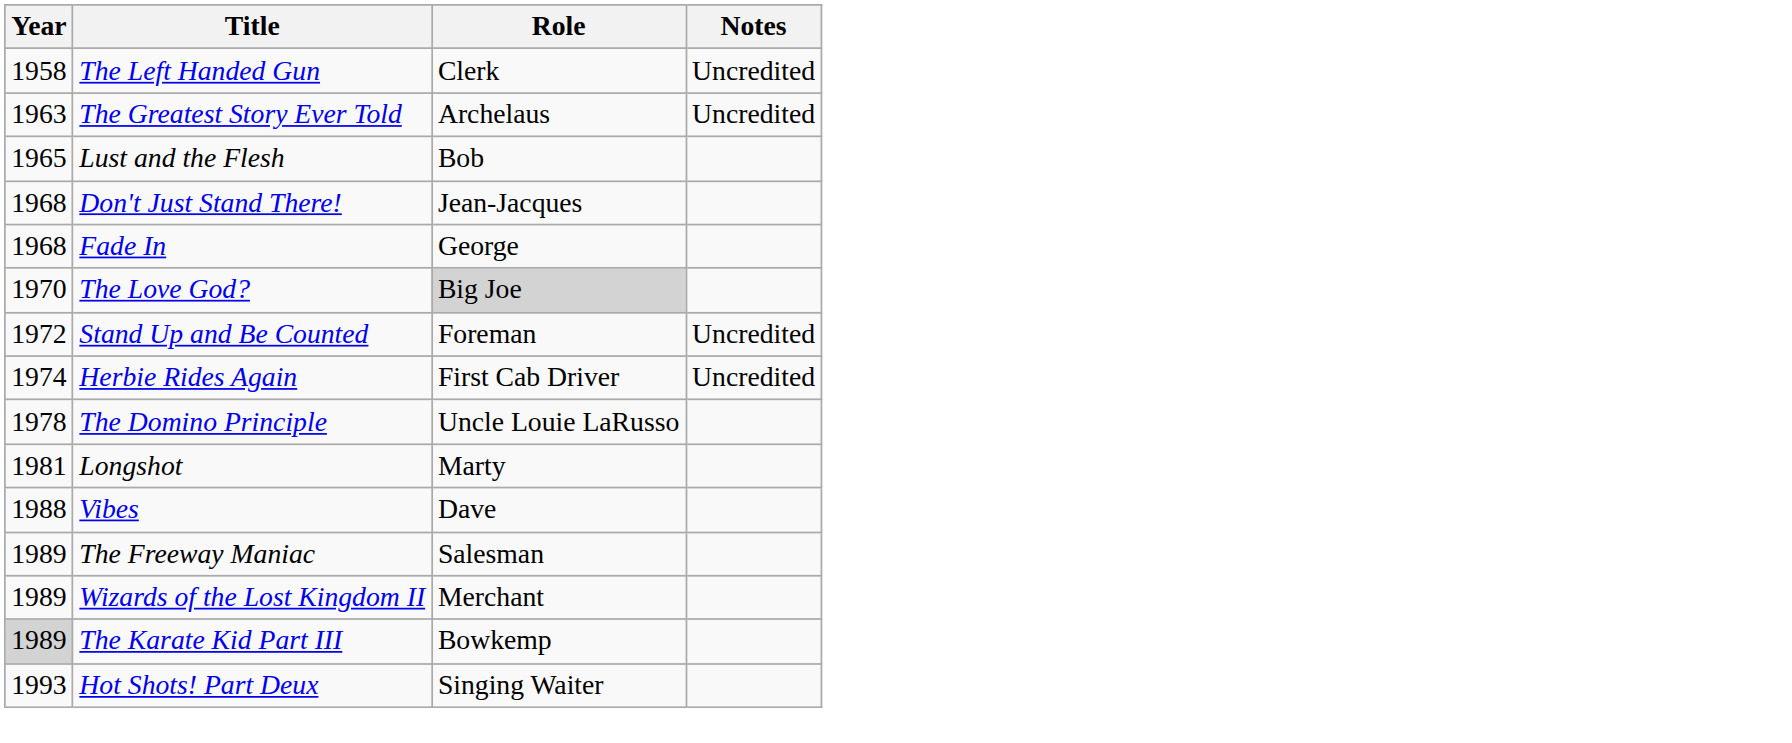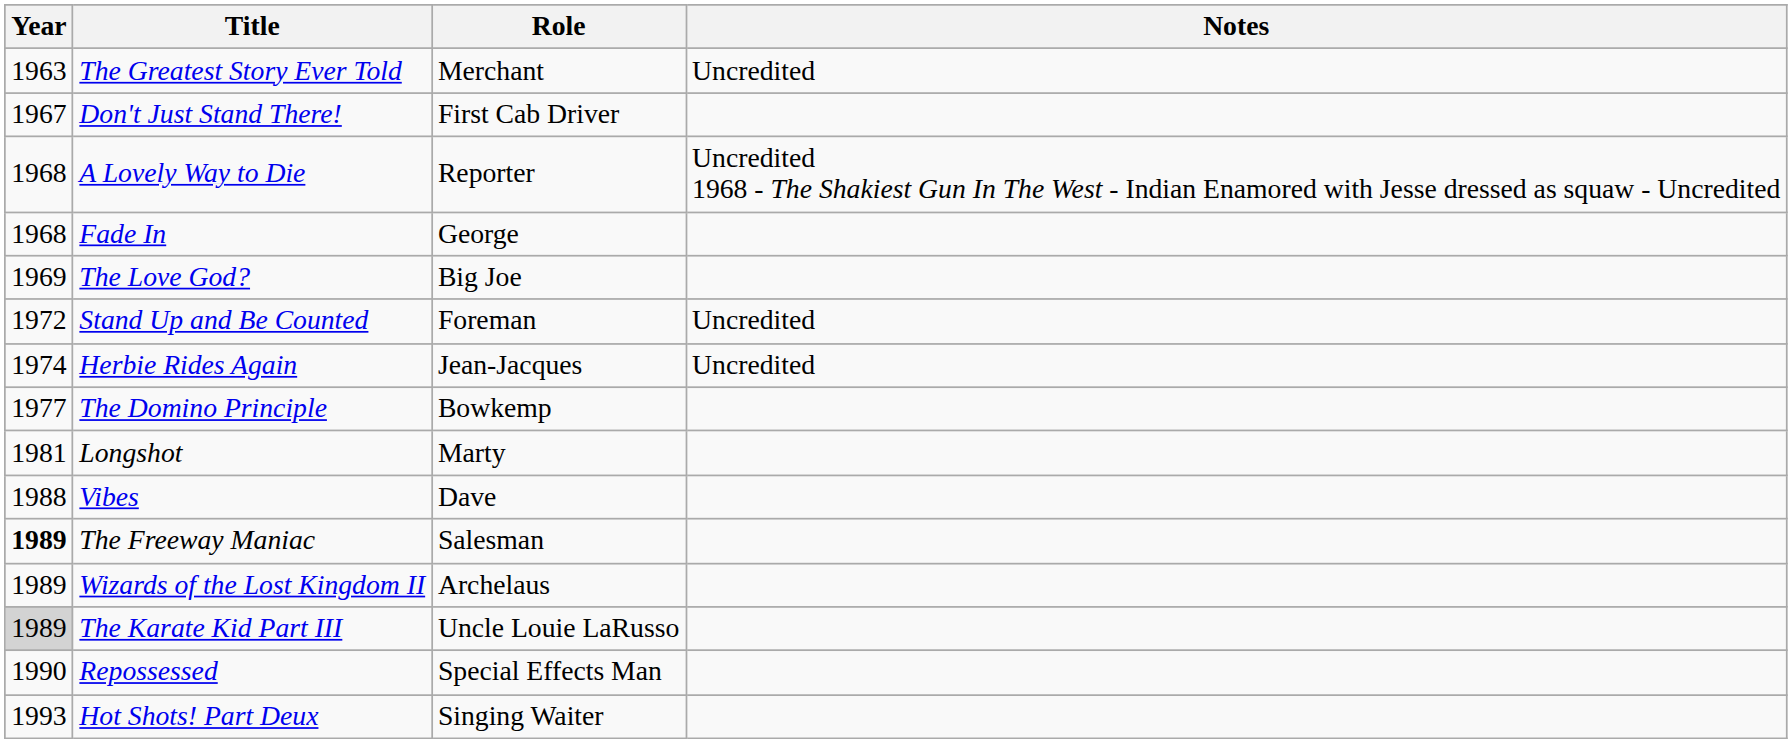- row: (200, 70)
(494, 114) Archelaus -> (491, 70) Merchant
- row: (182, 158)
(39, 202) 1968 -> (39, 114) 1967
(510, 202) Jean-Jacques -> (529, 114) First Cab Driver
+ row: (192, 173)
(39, 289) 1970 -> (39, 277) 1969
(480, 289) lightgrey background -> (480, 277) no background
(529, 377) First Cab Driver -> (510, 364) Jean-Jacques
(39, 421) 1978 -> (39, 408) 1977
(559, 421) Uncle Louie LaRusso -> (495, 408) Bowkemp
(39, 553) normal -> (39, 540) bold
(491, 597) Merchant -> (494, 584) Archelaus
(495, 641) Bowkemp -> (559, 628) Uncle Louie LaRusso
+ row: (149, 672)
